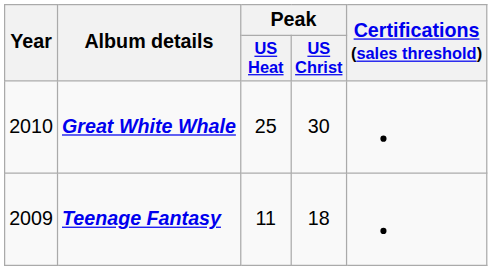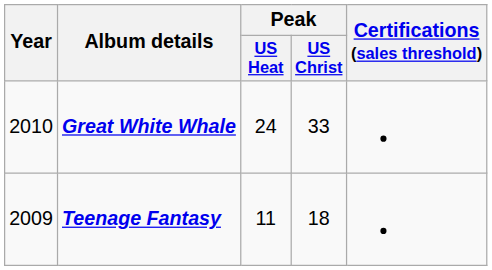(266, 126) 25 -> (266, 126) 24
(319, 126) 30 -> (319, 126) 33
